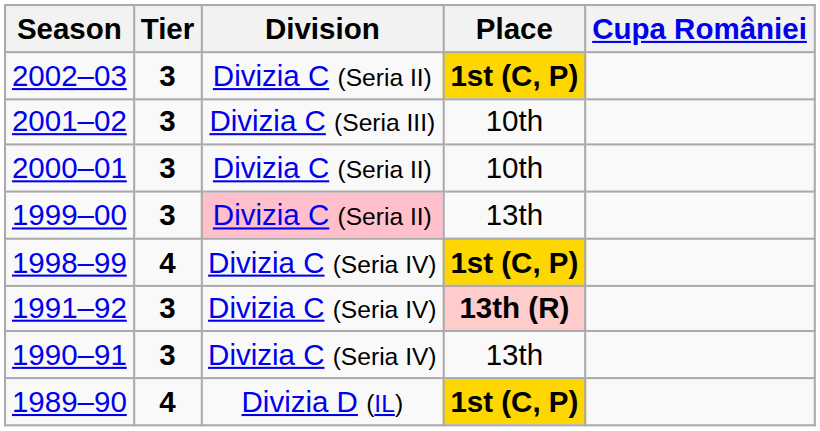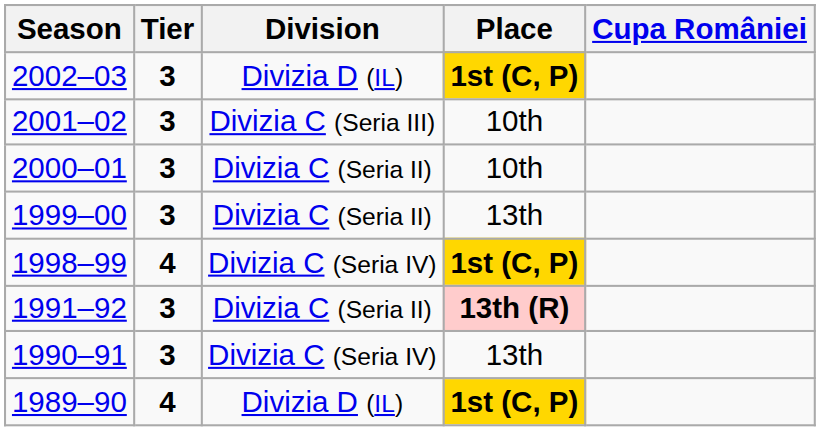(322, 75) Divizia C (Seria II) -> (322, 75) Divizia D (IL)
(322, 215) pink background -> (322, 215) no background
(322, 309) Divizia C (Seria IV) -> (322, 309) Divizia C (Seria II)
